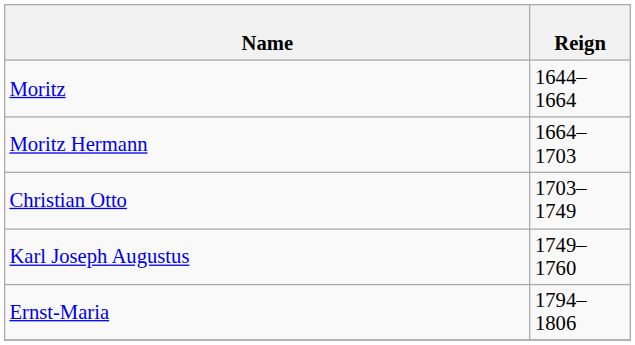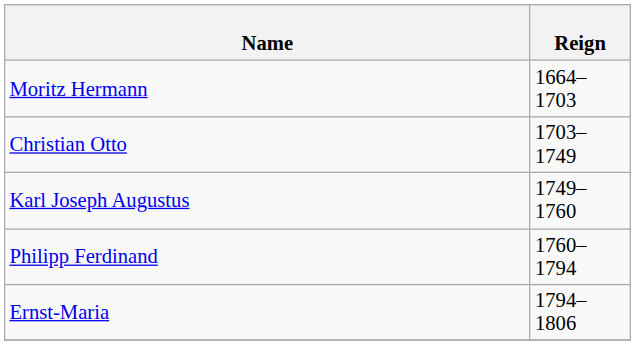- row: (37, 88)
+ row: (84, 256)
